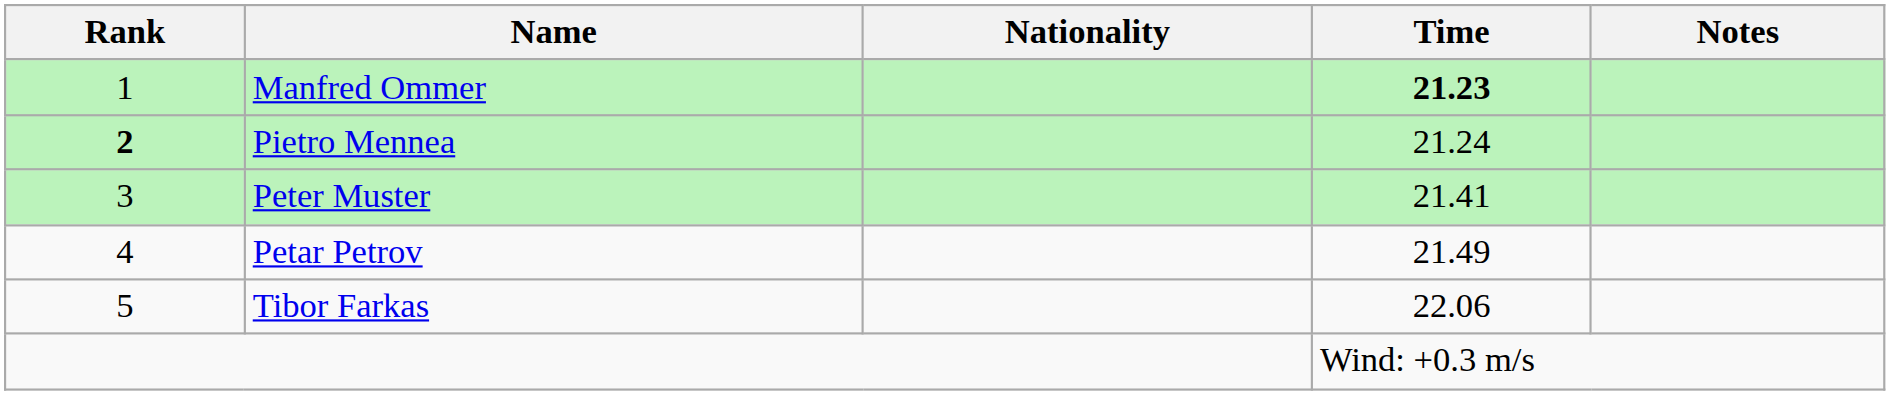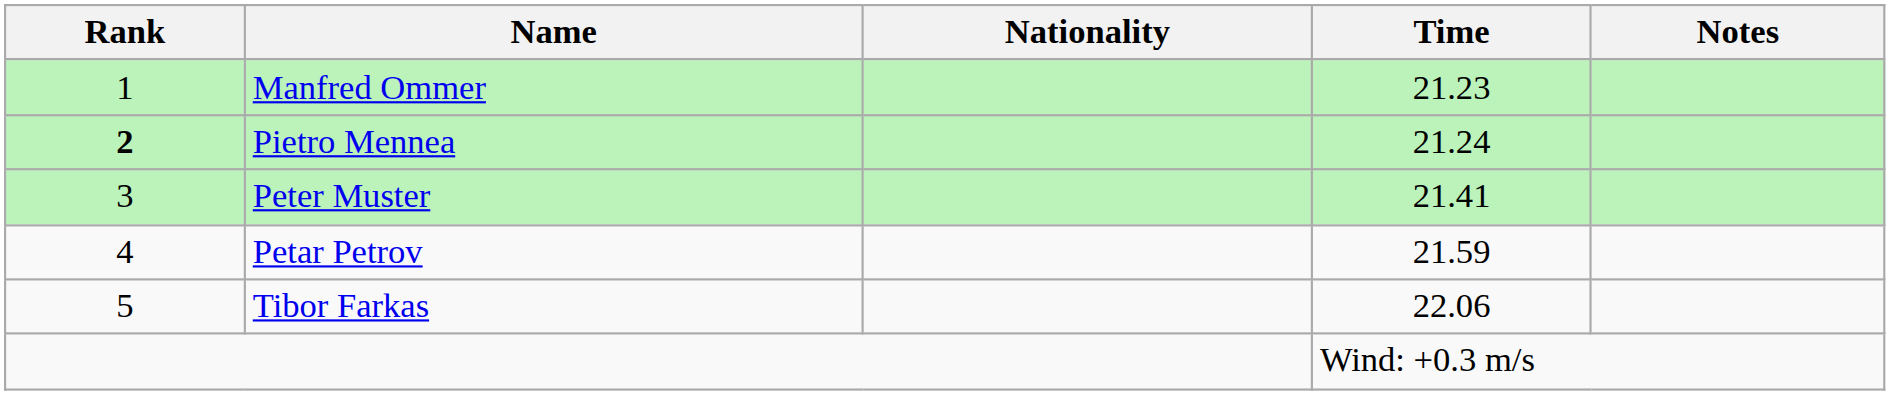(1452, 86) bold -> (1452, 86) normal
(1452, 251) 21.49 -> (1452, 251) 21.59
